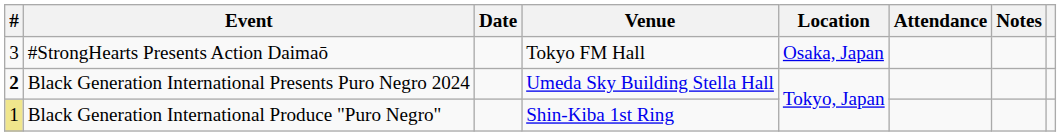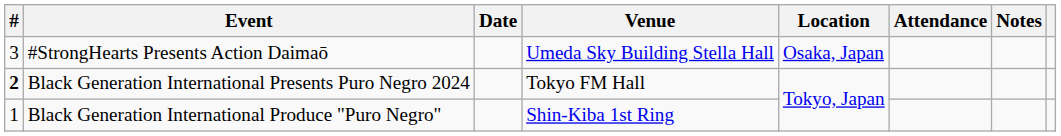(586, 52) Tokyo FM Hall -> (650, 52) Umeda Sky Building Stella Hall
(650, 83) Umeda Sky Building Stella Hall -> (586, 83) Tokyo FM Hall
(14, 115) khaki background -> (14, 115) no background
